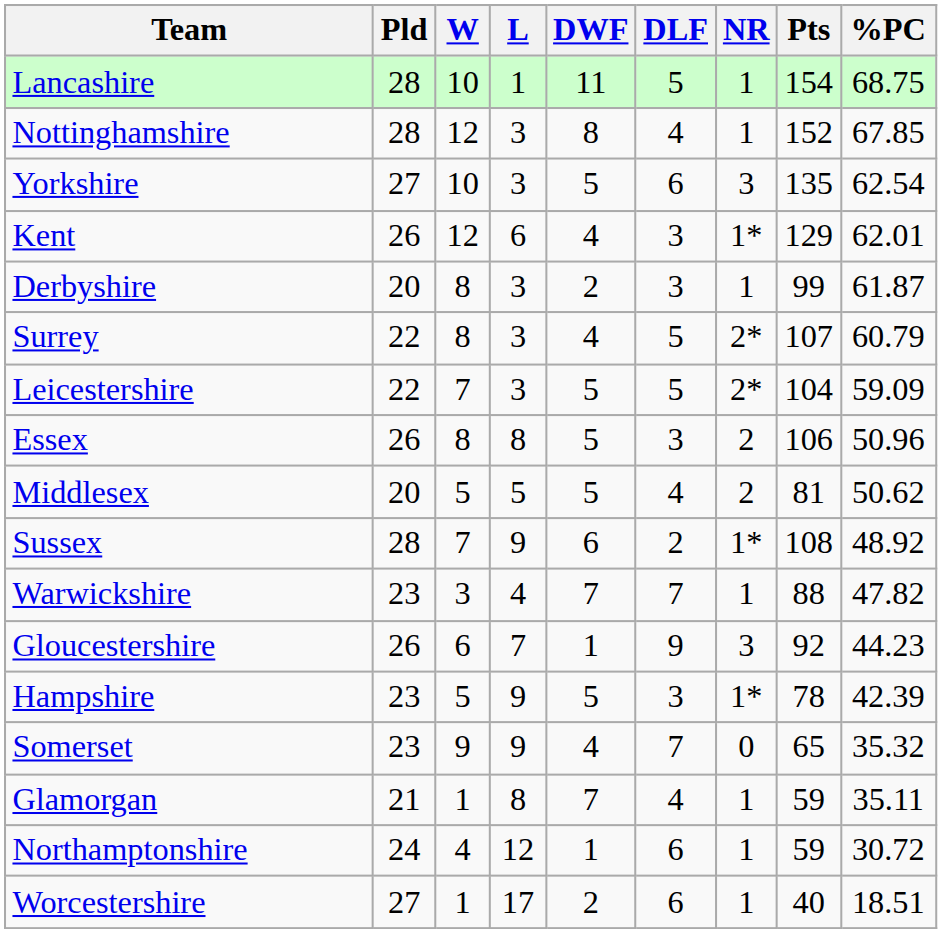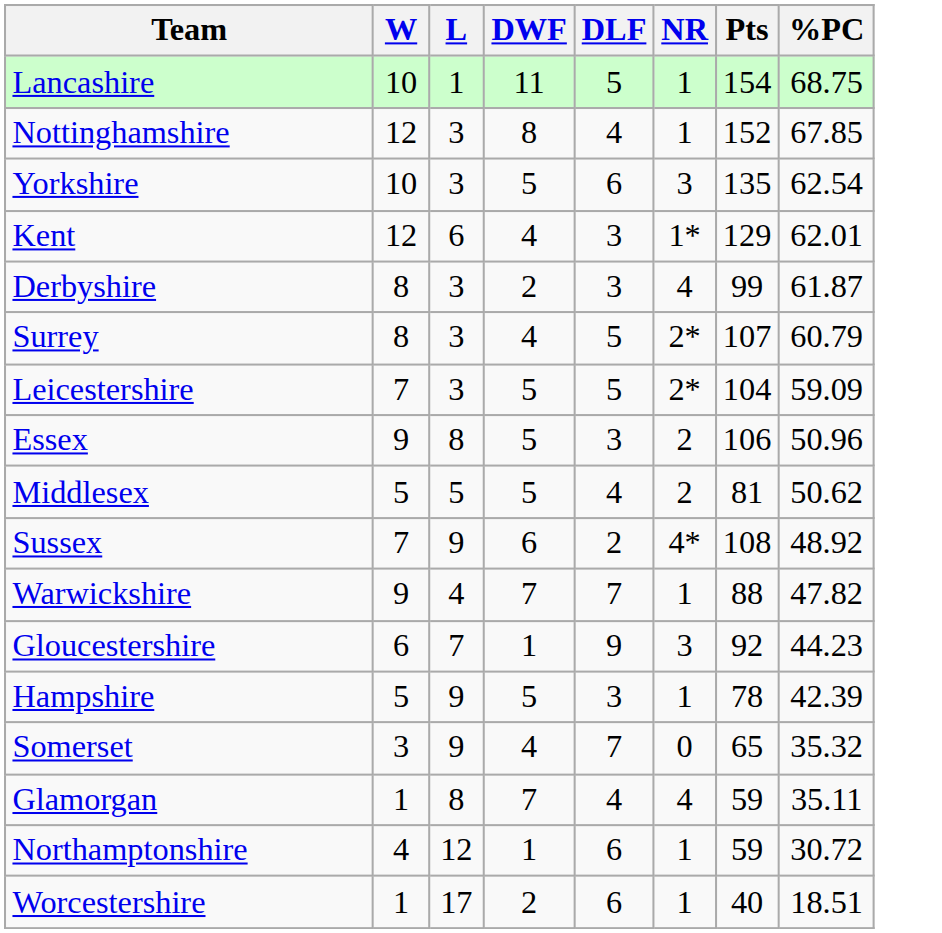- column: (404, 30)
(746, 286) 1 -> (685, 286) 4
(463, 440) 8 -> (401, 440) 9
(746, 542) 1* -> (685, 542) 4*
(463, 593) 3 -> (401, 593) 9
(746, 696) 1* -> (685, 696) 1
(463, 747) 9 -> (401, 747) 3
(746, 798) 1 -> (685, 798) 4
